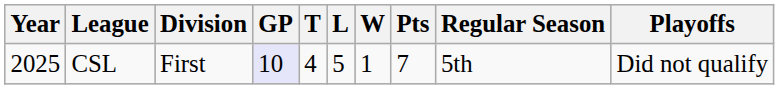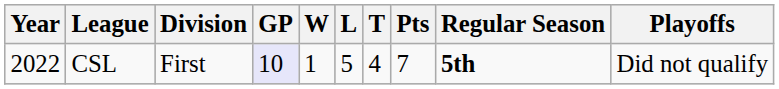columns swapped: (373, 24) <-> (313, 24)
(35, 63) 2025 -> (35, 63) 2022
(457, 63) normal -> (458, 63) bold
